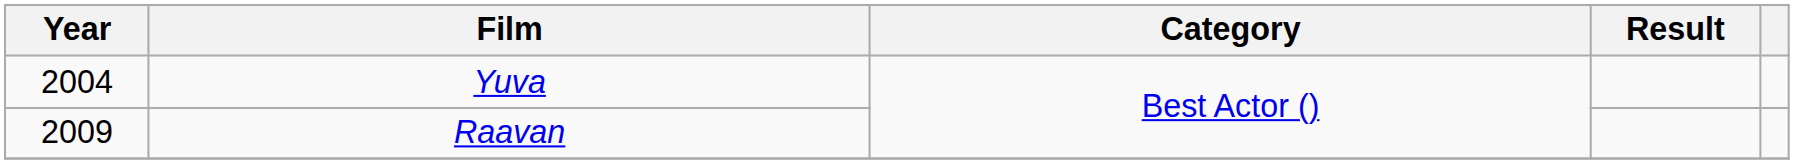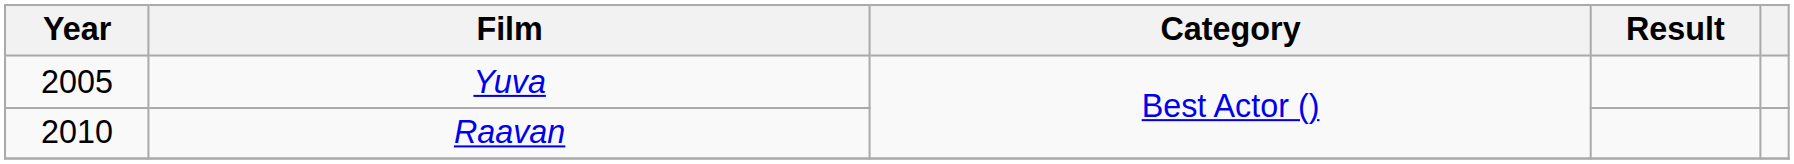(77, 81) 2004 -> (77, 81) 2005
(77, 132) 2009 -> (77, 132) 2010
